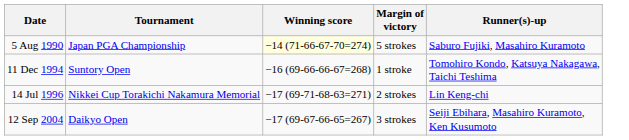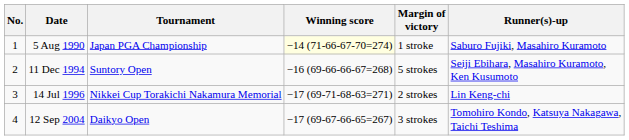+ column: (15, 20)
(396, 45) 5 strokes -> (415, 45) 1 stroke
(394, 70) 1 stroke -> (418, 70) 5 strokes
(514, 70) Tomohiro Kondo, Katsuya Nakagawa, Taichi Teshima -> (528, 70) Seiji Ebihara, Masahiro Kuramoto, Ken Kusumoto
(507, 119) Seiji Ebihara, Masahiro Kuramoto, Ken Kusumoto -> (536, 119) Tomohiro Kondo, Katsuya Nakagawa, Taichi Teshima
